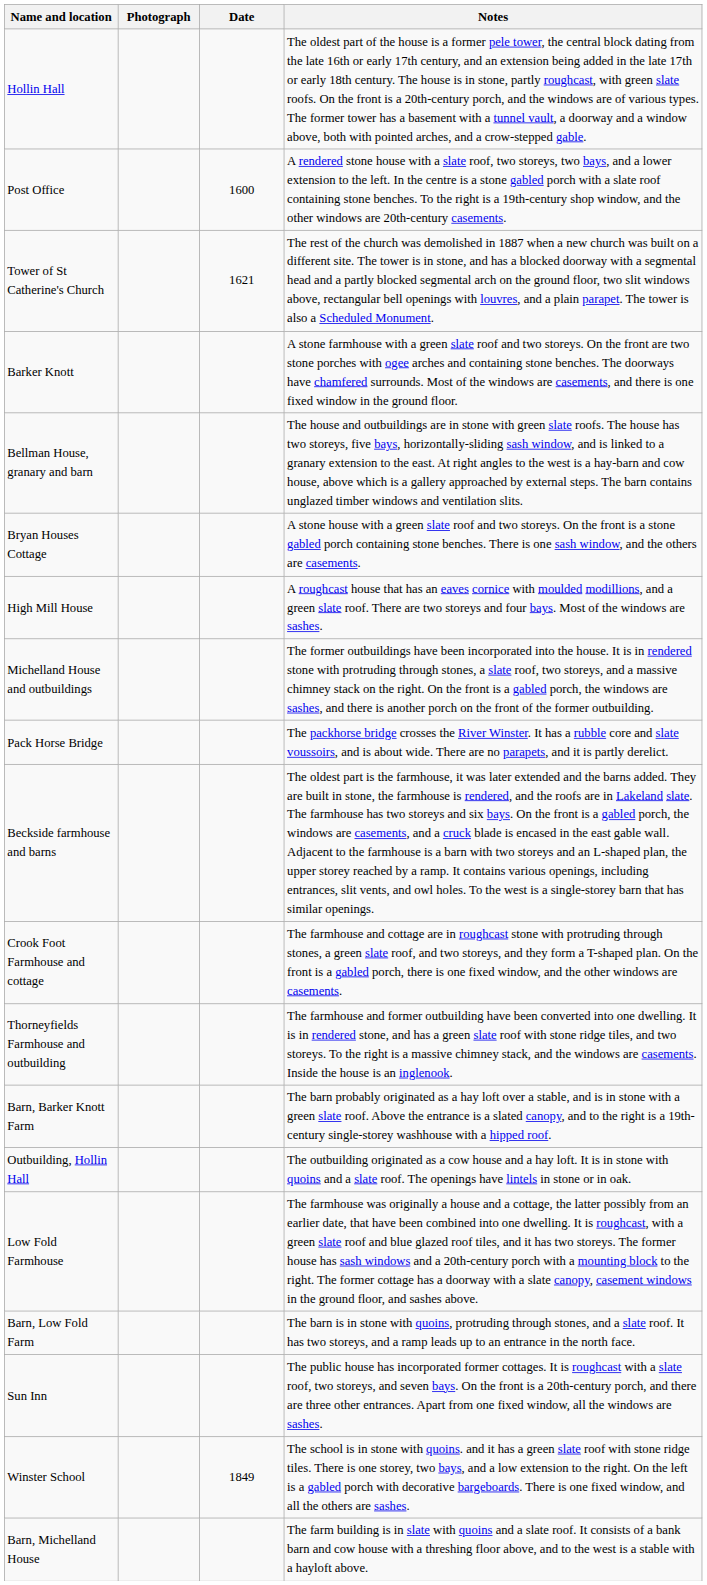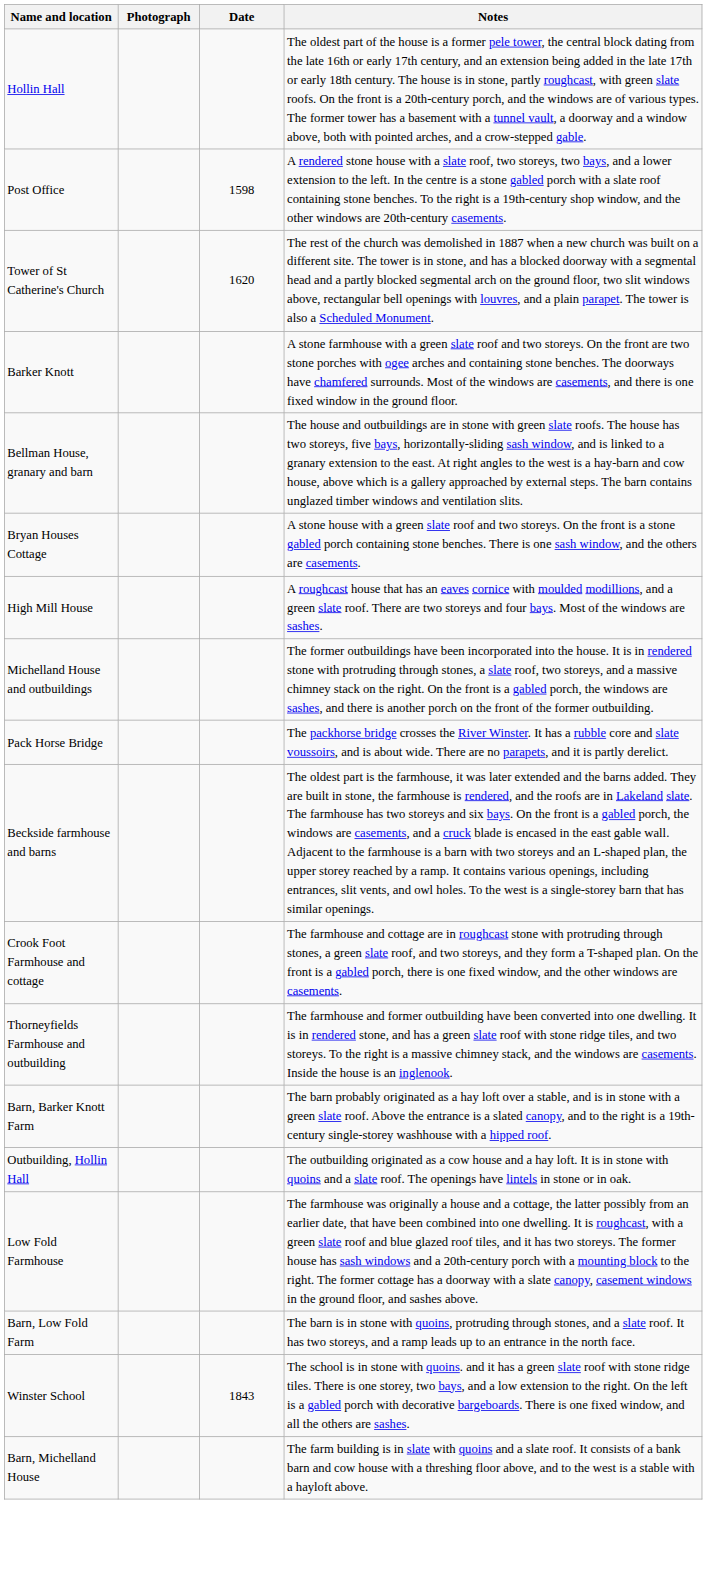(242, 189) 1600 -> (242, 189) 1598
(242, 280) 1621 -> (242, 280) 1620
- row: (27, 1395)
(242, 1477) 1849 -> (242, 1395) 1843
